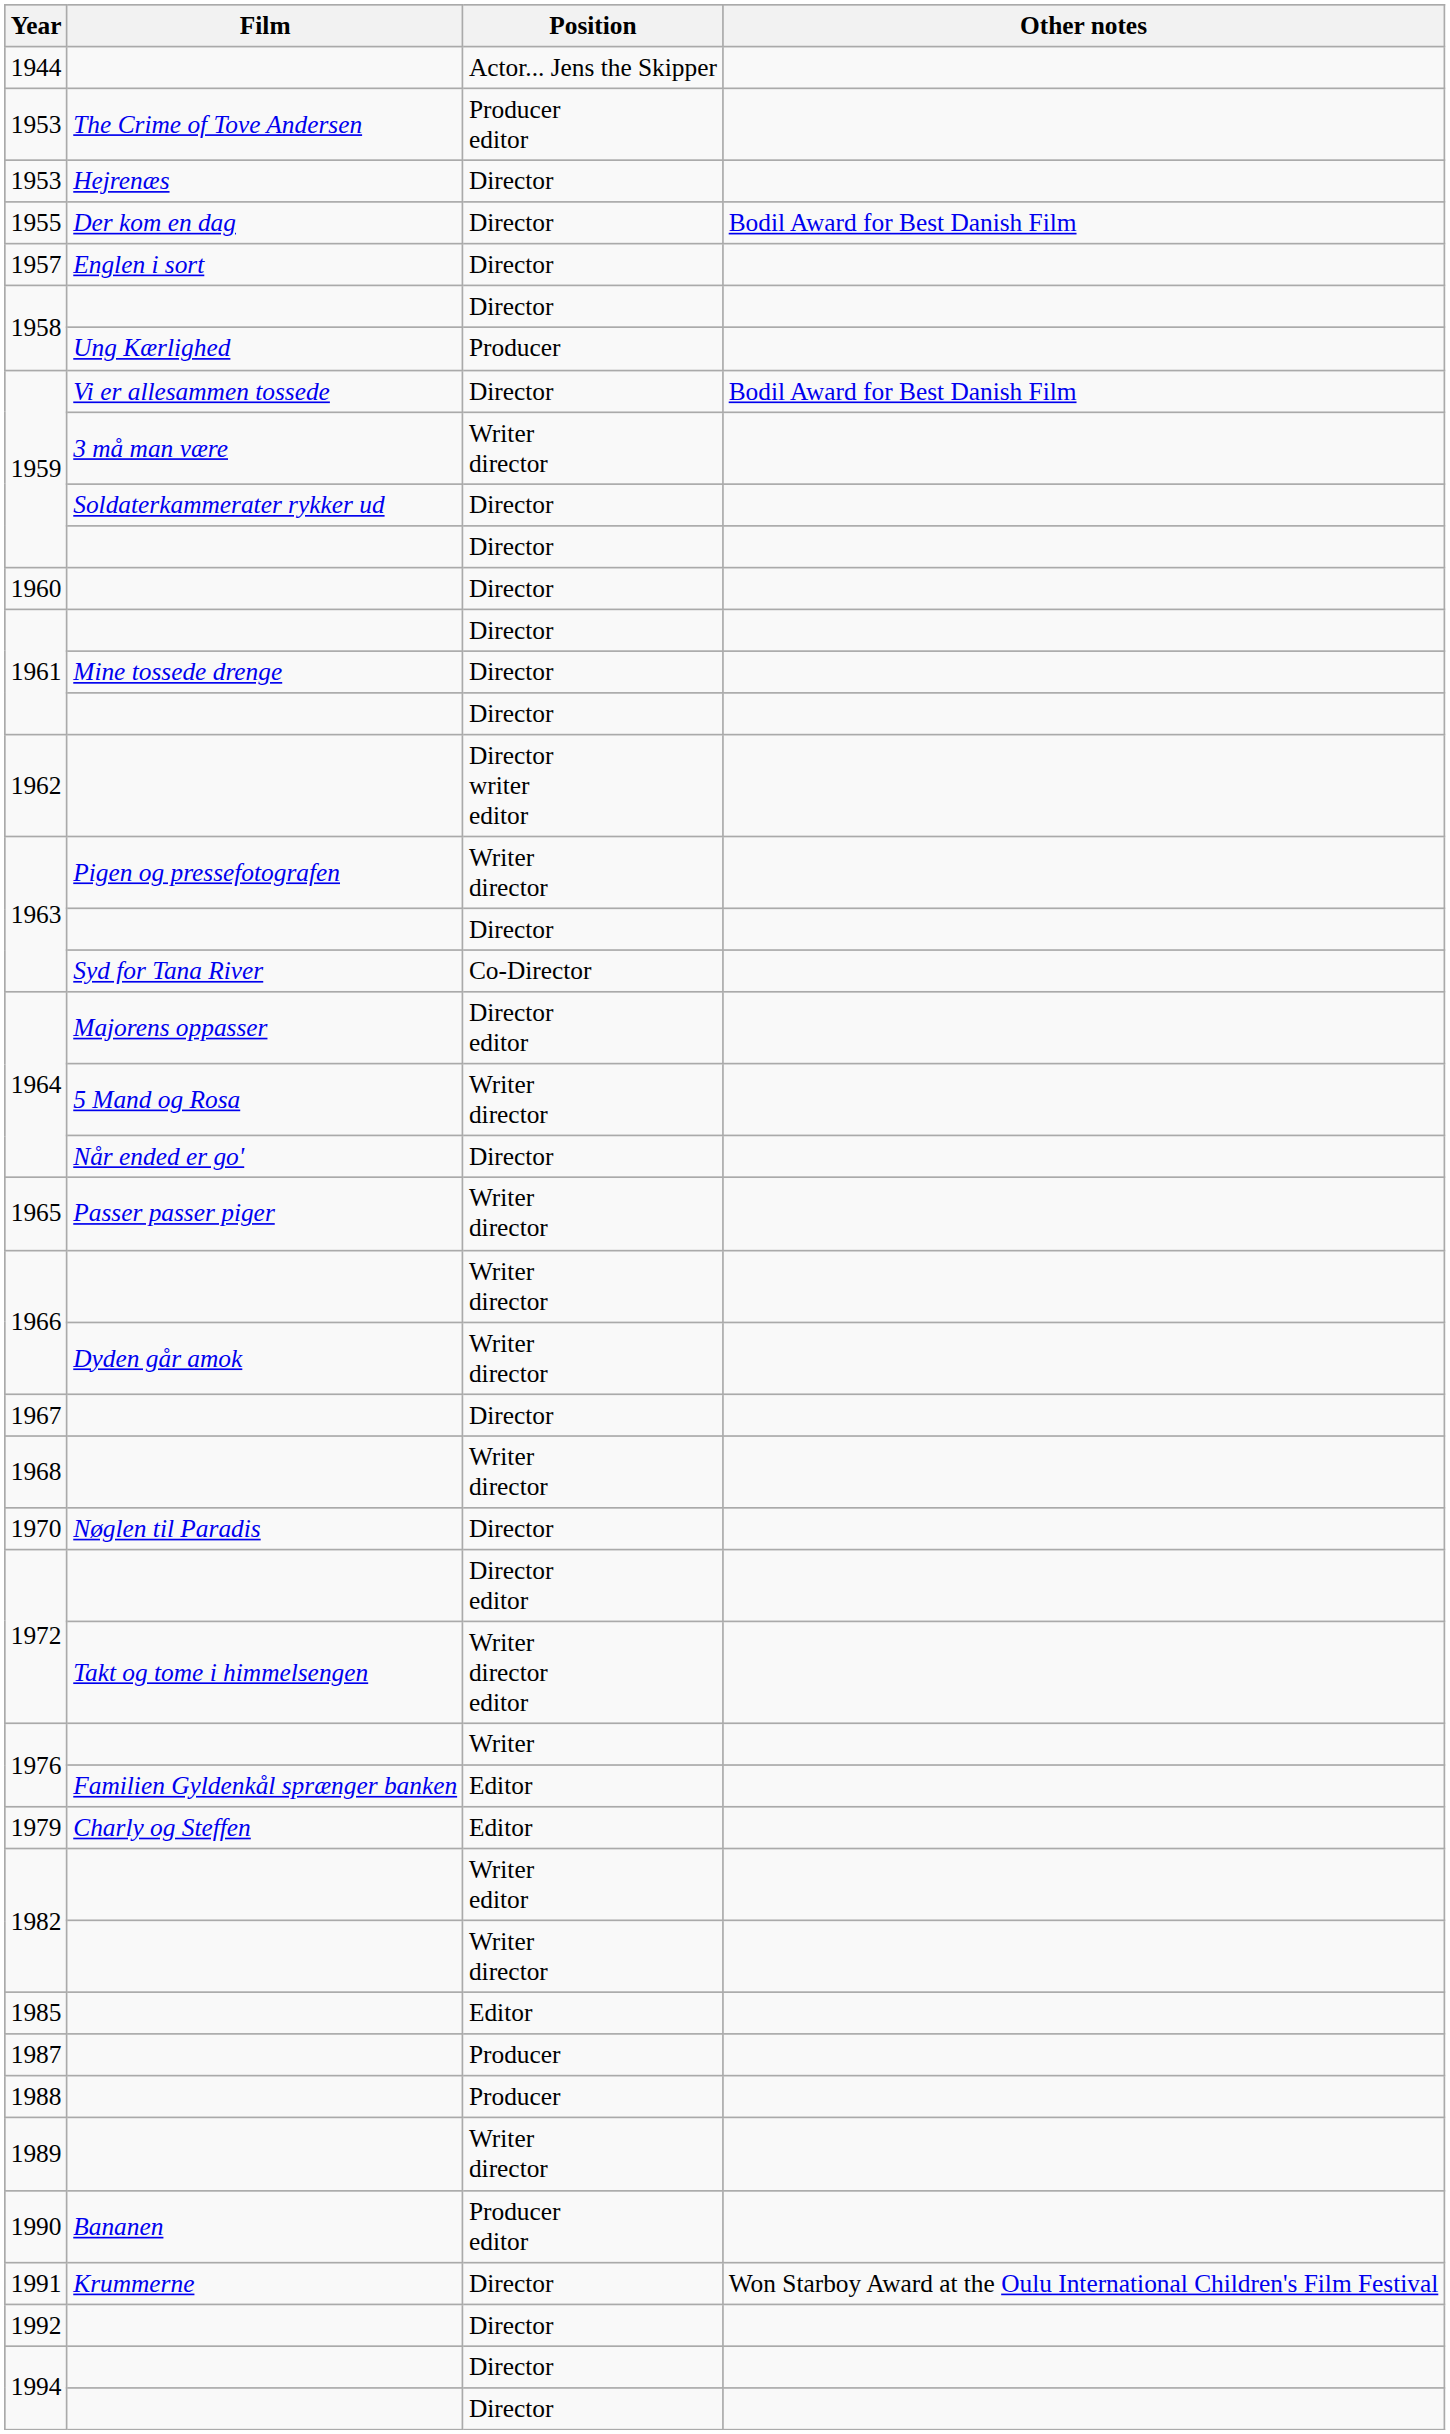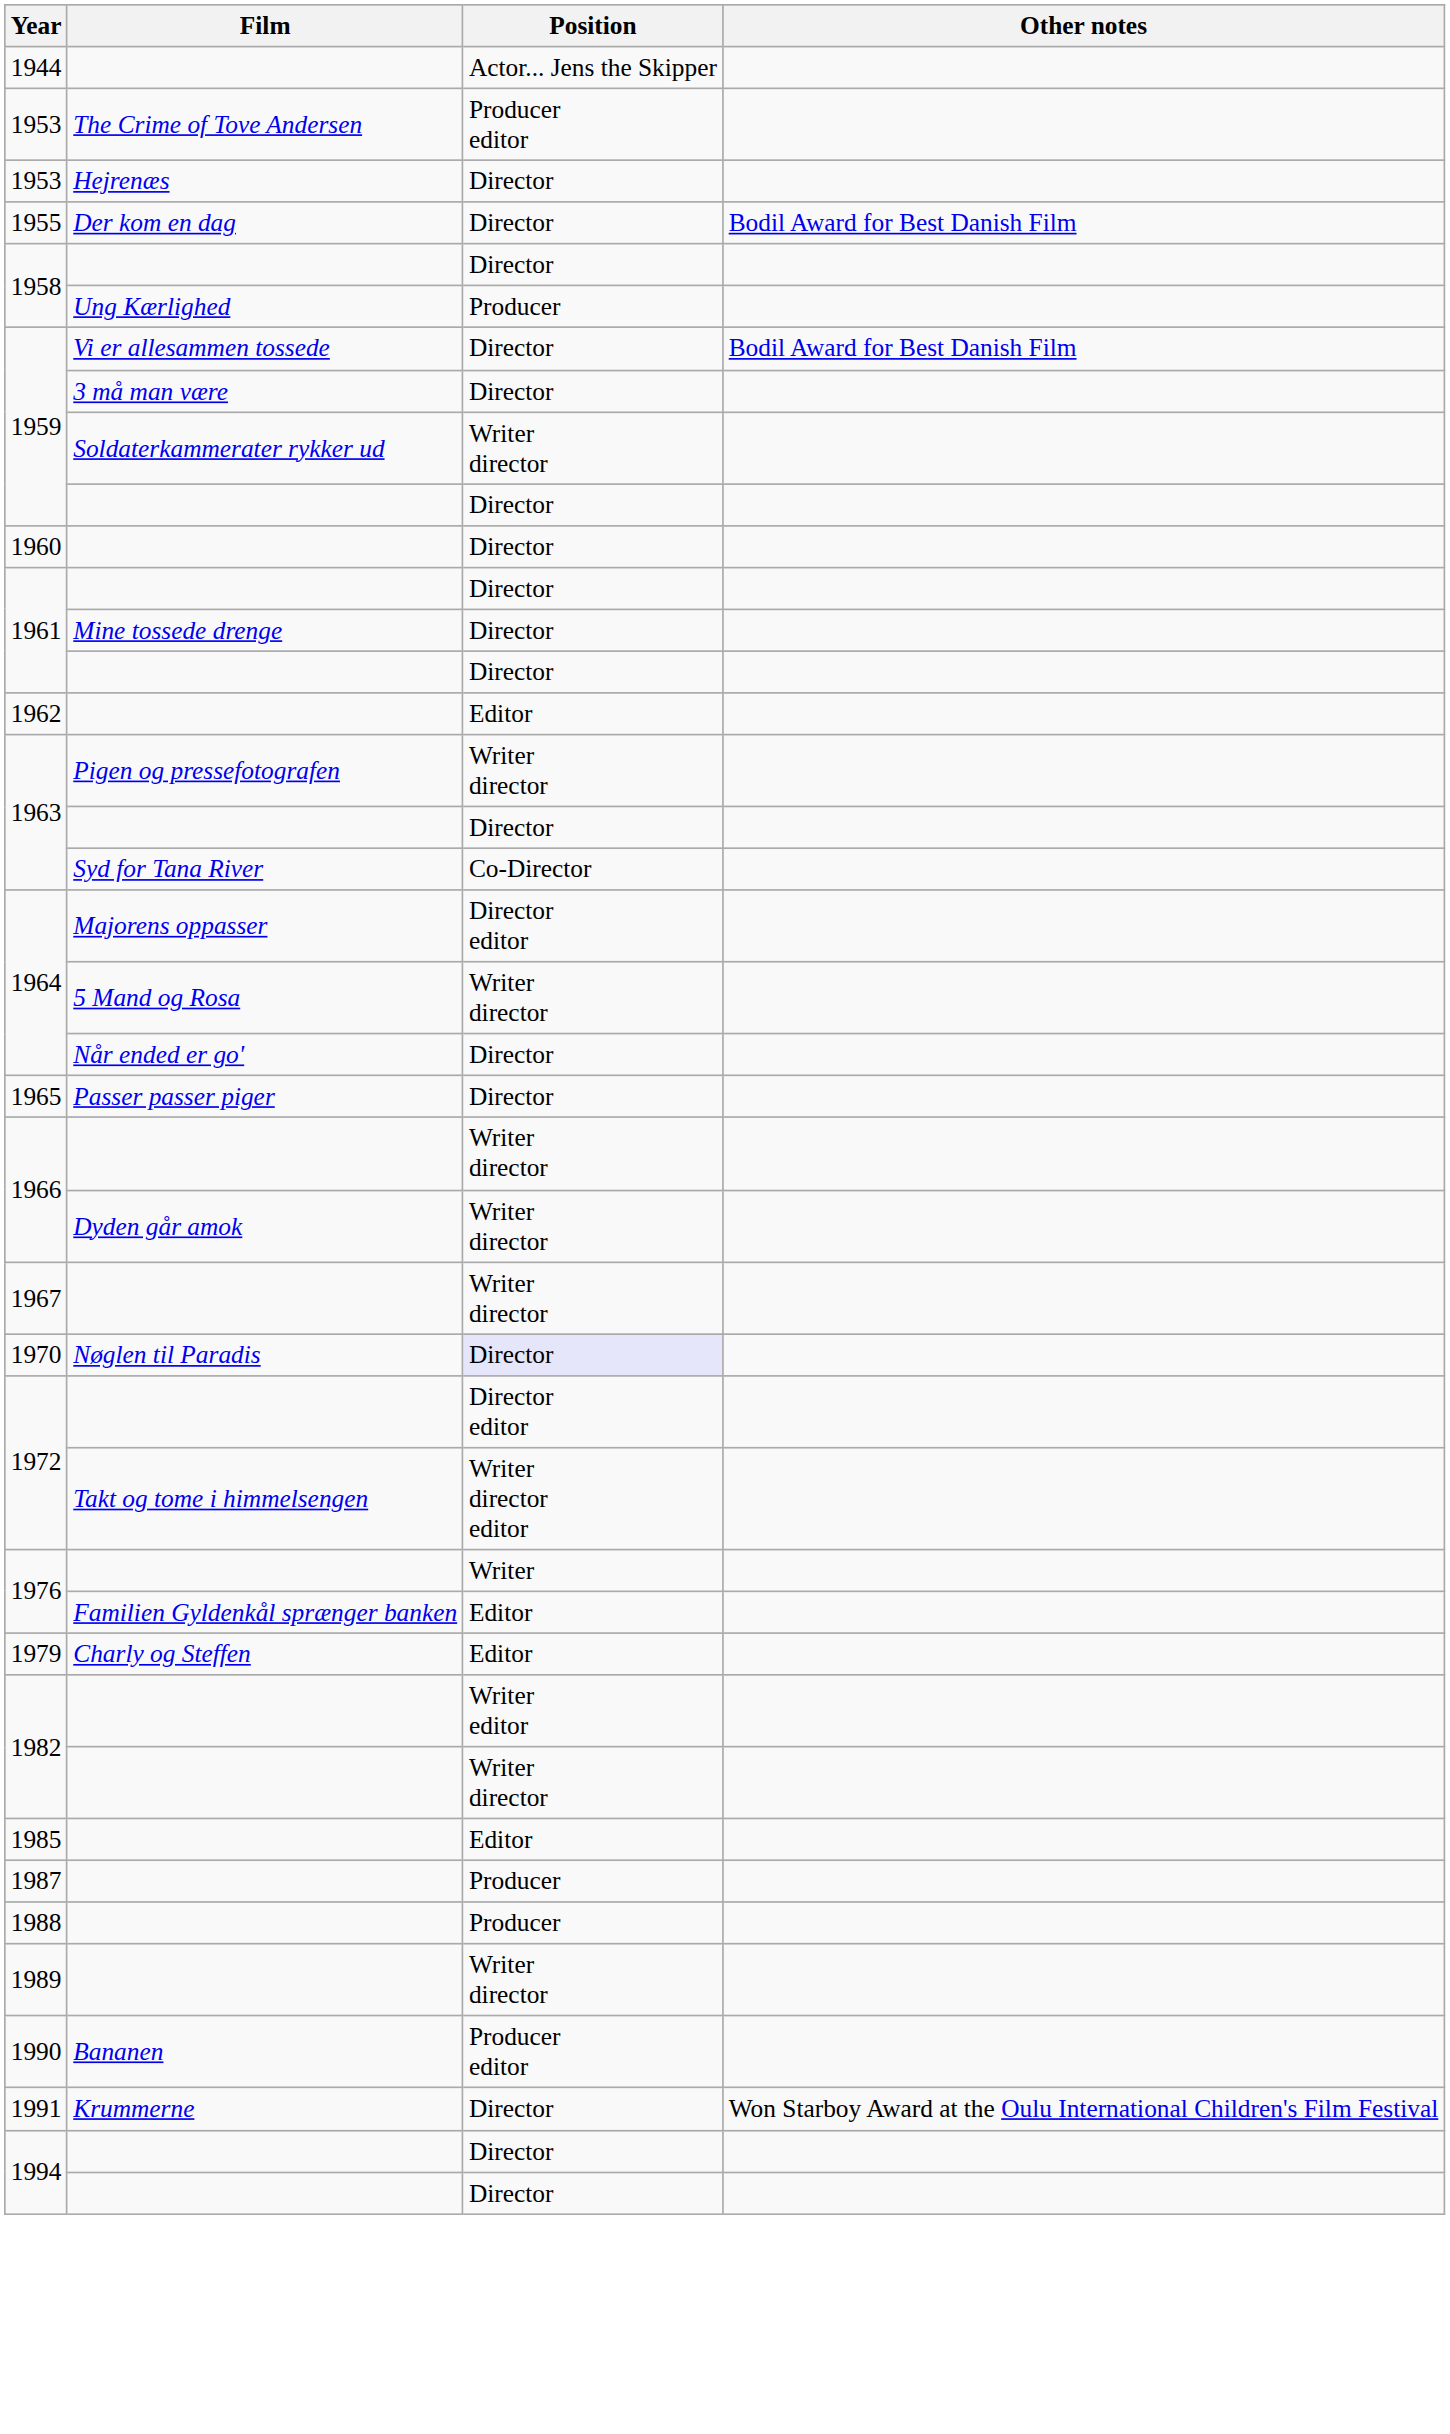- row: (36, 264)
(508, 447) Writer director -> (511, 390) Director
(511, 504) Director -> (508, 447) Writer director
(511, 785) Director writer editor -> (501, 713) Editor
(508, 1213) Writer director -> (511, 1096) Director
(511, 1414) Director -> (508, 1297) Writer director
- row: (36, 1471)
(511, 1528) no background -> (511, 1354) lavender background
- row: (36, 2324)
